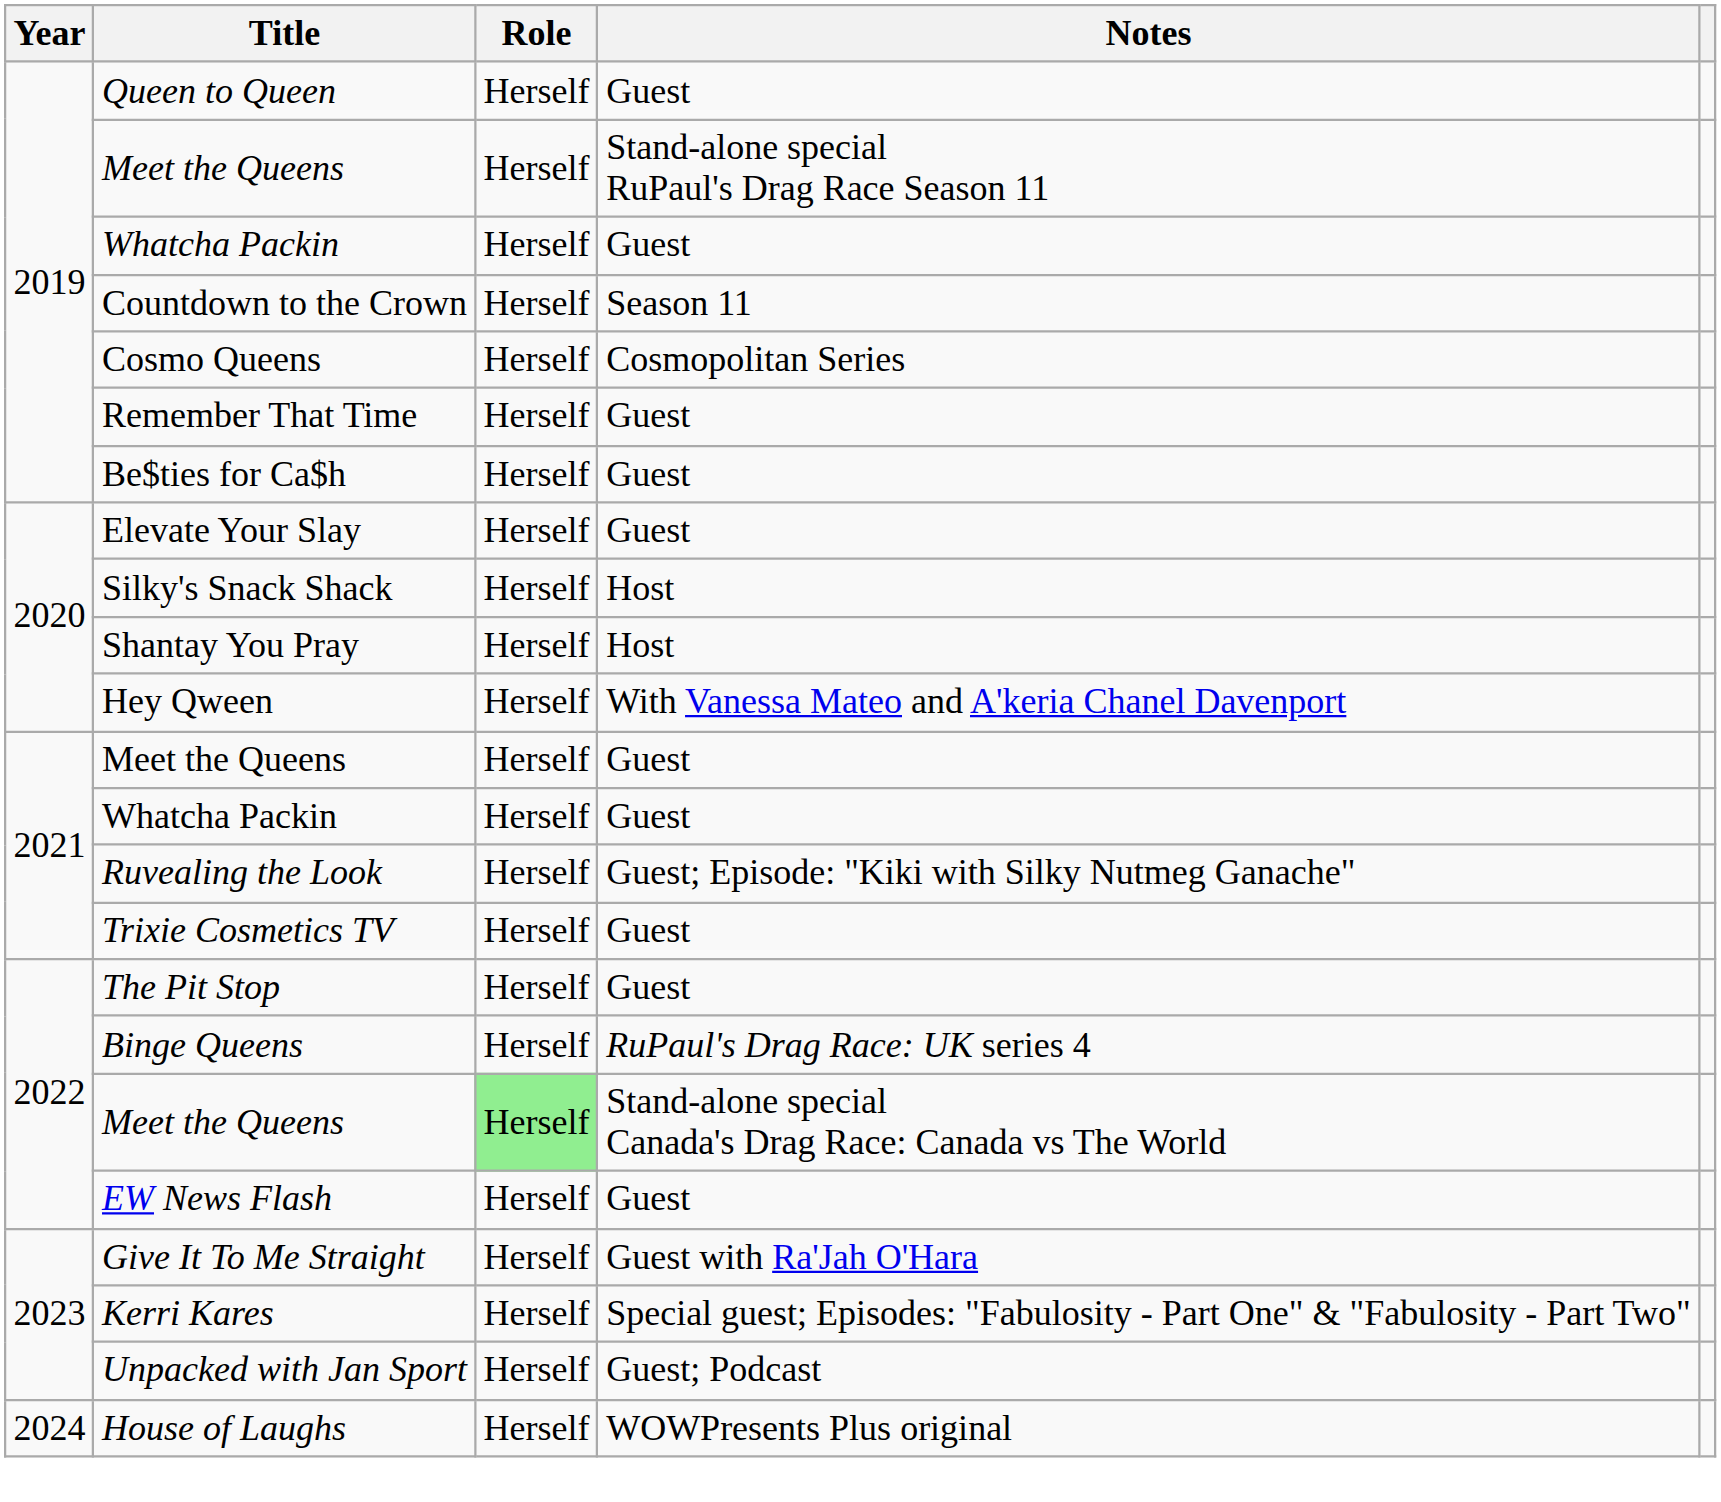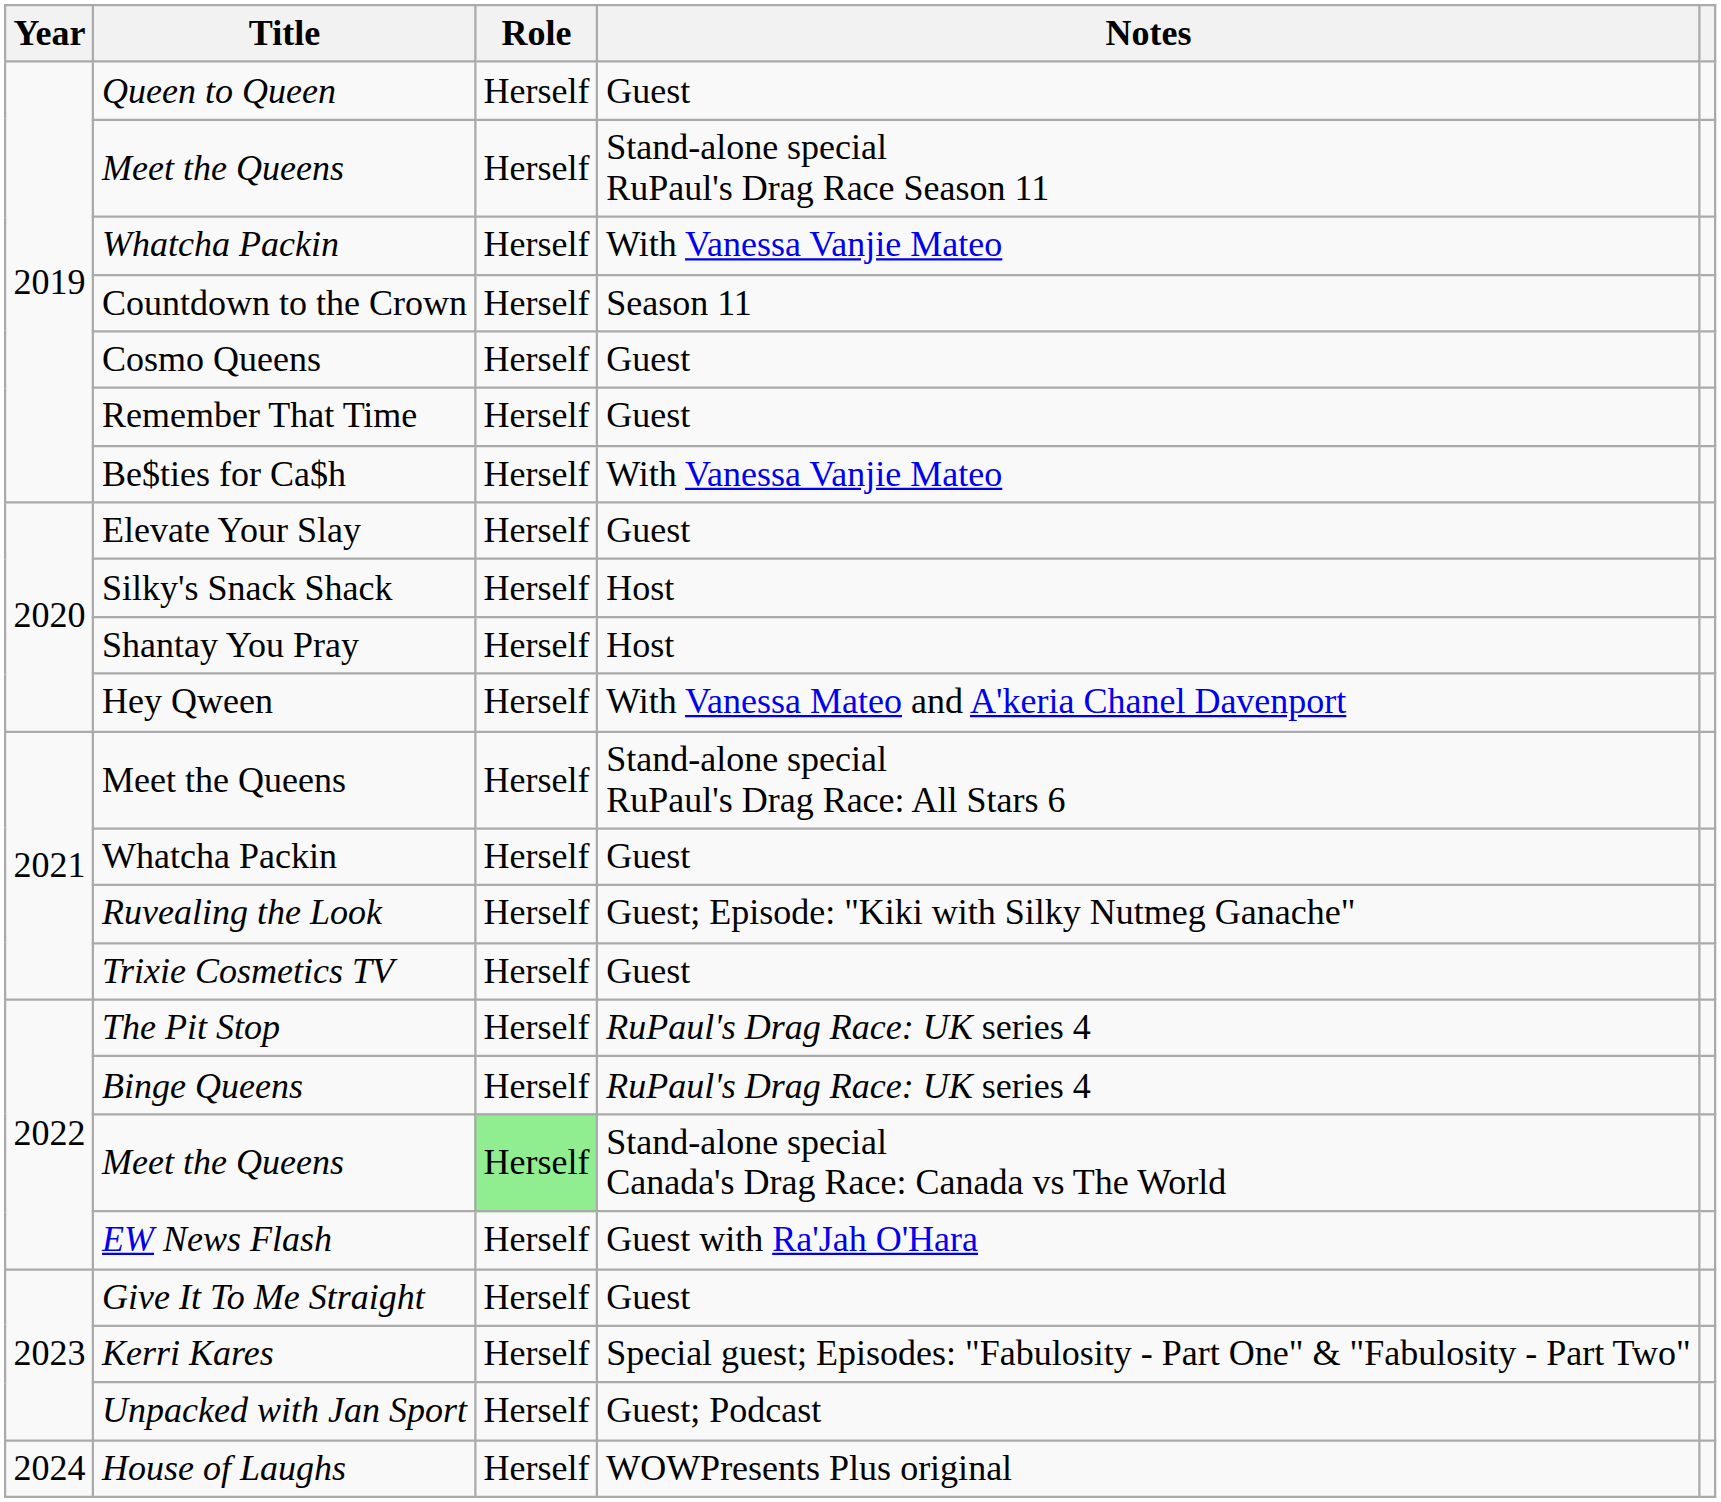(648, 244) Guest -> (804, 244) With Vanessa Vanjie Mateo
(756, 359) Cosmopolitan Series -> (648, 359) Guest
(648, 473) Guest -> (804, 473) With Vanessa Vanjie Mateo
(648, 758) Guest -> (836, 778) Stand-alone special RuPaul's Drag Race: All Stars 6
(648, 987) Guest -> (848, 1027) RuPaul's Drag Race: UK series 4
(648, 1198) Guest -> (792, 1239) Guest with Ra'Jah O'Hara
(792, 1255) Guest with Ra'Jah O'Hara -> (648, 1296) Guest
